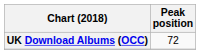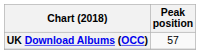(173, 40) 72 -> (173, 40) 57
